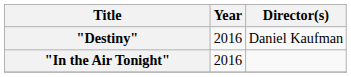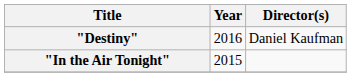(228, 60) 2016 -> (228, 60) 2015
